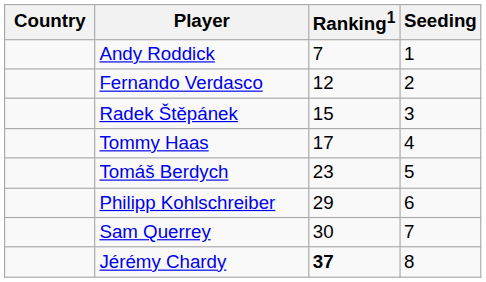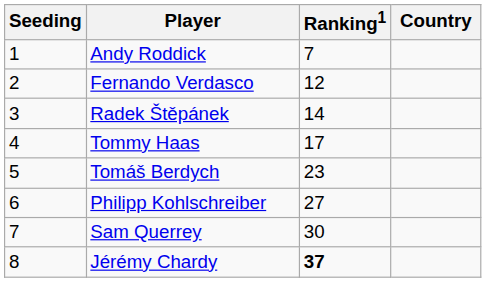columns swapped: (50, 21) <-> (440, 21)
(323, 113) 15 -> (314, 113) 14
(323, 202) 29 -> (314, 202) 27
